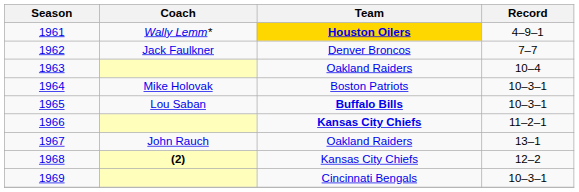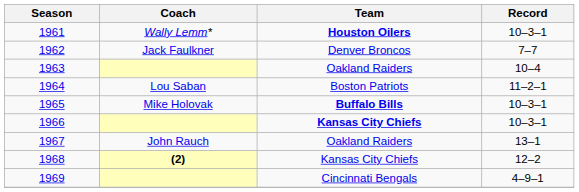(369, 31) gold background -> (369, 31) no background
(528, 31) 4–9–1 -> (528, 31) 10–3–1
(178, 86) Mike Holovak -> (178, 86) Lou Saban
(528, 86) 10–3–1 -> (528, 86) 11–2–1
(178, 104) Lou Saban -> (178, 104) Mike Holovak
(528, 123) 11–2–1 -> (528, 123) 10–3–1
(528, 178) 10–3–1 -> (528, 178) 4–9–1
